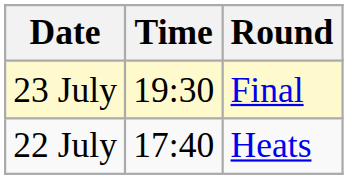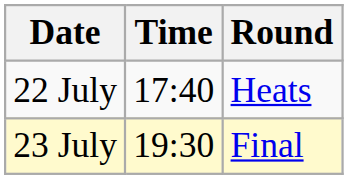rows swapped: (65, 145) <-> (65, 88)
